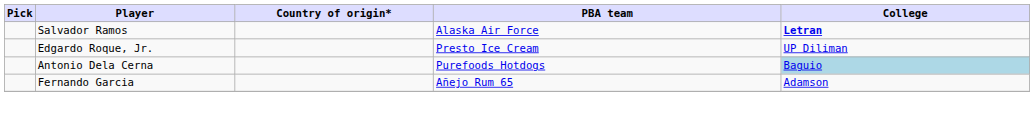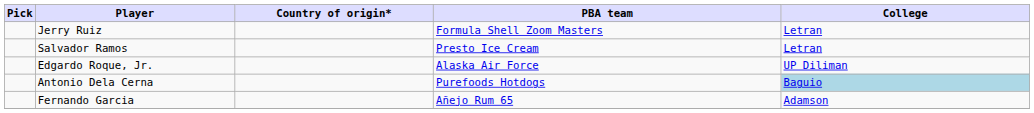+ row: (70, 30)
(487, 30) Alaska Air Force -> (487, 48) Presto Ice Cream
(803, 30) bold -> (803, 48) normal
(487, 48) Presto Ice Cream -> (487, 65) Alaska Air Force
